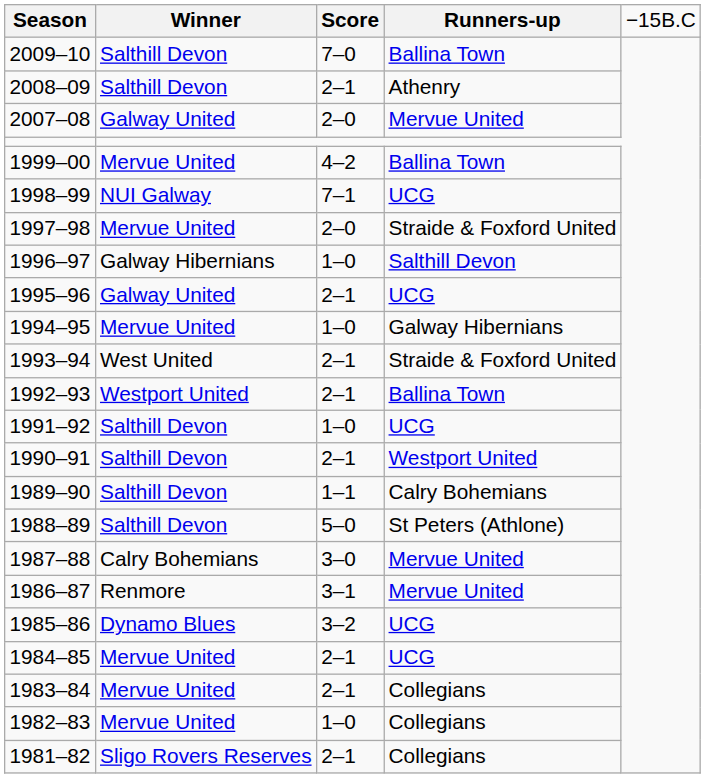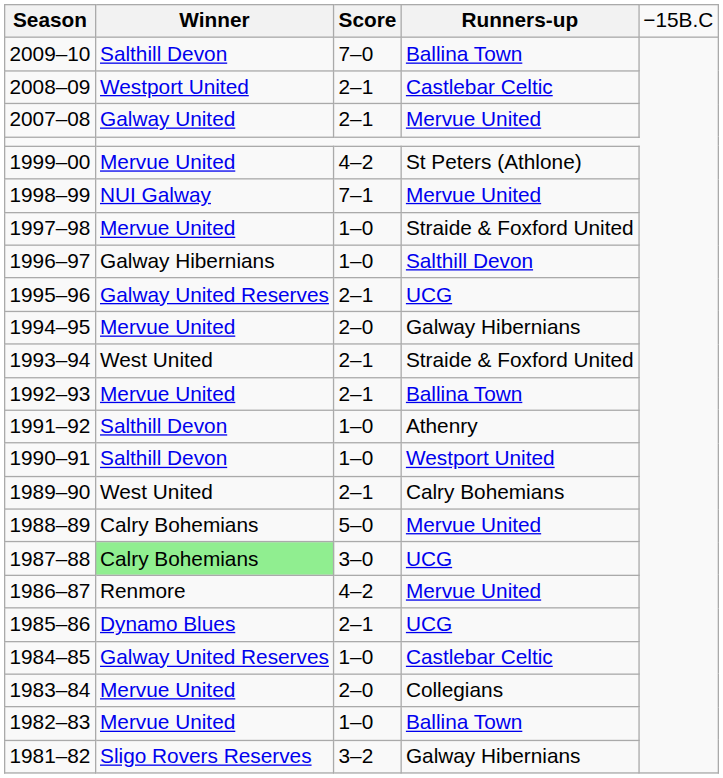(164, 86) Salthill Devon -> (174, 86) Westport United
(424, 86) Athenry -> (479, 86) Castlebar Celtic
(339, 119) 2–0 -> (356, 119) 2–1
(447, 162) Ballina Town -> (494, 162) St Peters (Athlone)
(412, 195) UCG -> (474, 195) Mervue United
(339, 228) 2–0 -> (356, 228) 1–0
(168, 294) Galway United -> (214, 294) Galway United Reserves
(339, 327) 1–0 -> (356, 327) 2–0
(174, 393) Westport United -> (168, 393) Mervue United
(412, 426) UCG -> (442, 426) Athenry
(339, 459) 2–1 -> (356, 459) 1–0
(164, 492) Salthill Devon -> (156, 492) West United
(339, 492) 1–1 -> (356, 492) 2–1
(164, 525) Salthill Devon -> (179, 525) Calry Bohemians
(476, 525) St Peters (Athlone) -> (474, 525) Mervue United
(179, 558) no background -> (179, 558) lightgreen background
(456, 558) Mervue United -> (429, 558) UCG
(339, 591) 3–1 -> (356, 591) 4–2
(339, 624) 3–2 -> (356, 624) 2–1
(168, 657) Mervue United -> (214, 657) Galway United Reserves
(339, 657) 2–1 -> (356, 657) 1–0
(412, 657) UCG -> (479, 657) Castlebar Celtic
(339, 690) 2–1 -> (356, 690) 2–0
(437, 723) Collegians -> (464, 723) Ballina Town
(339, 756) 2–1 -> (356, 756) 3–2
(437, 756) Collegians -> (493, 756) Galway Hibernians
